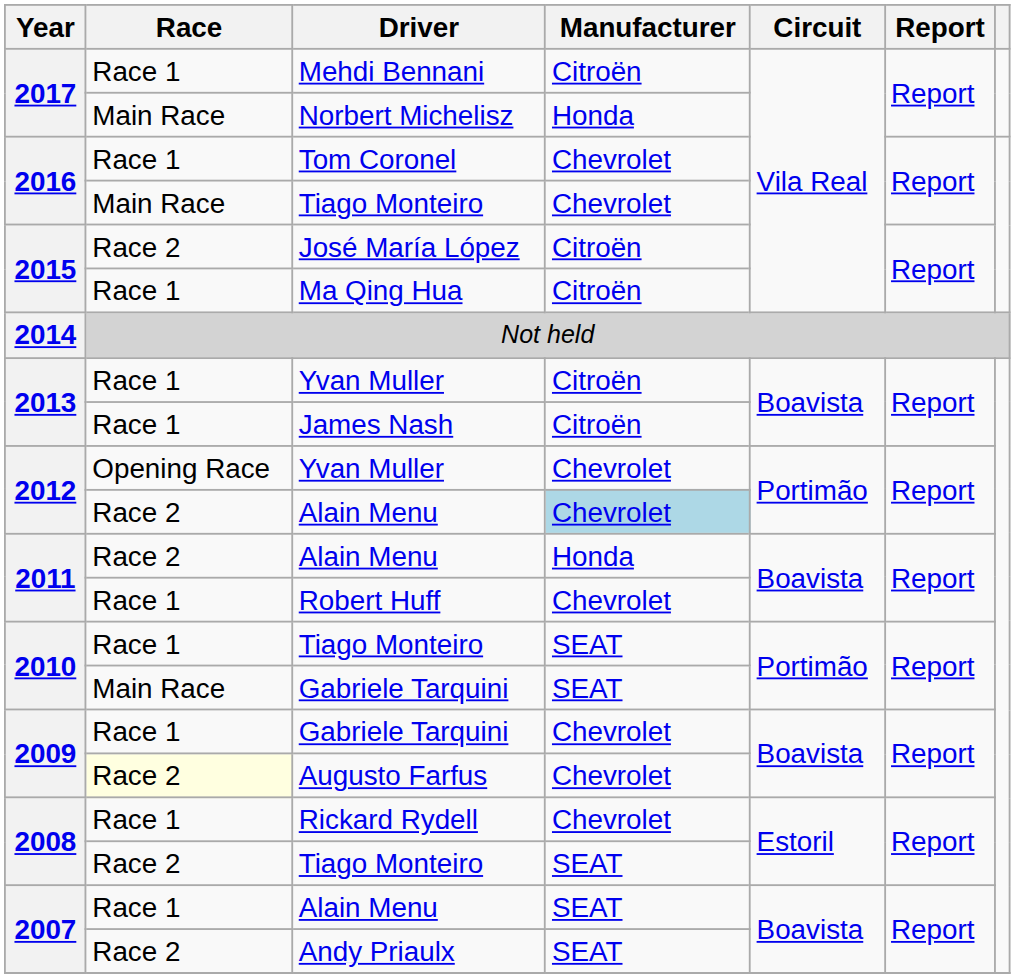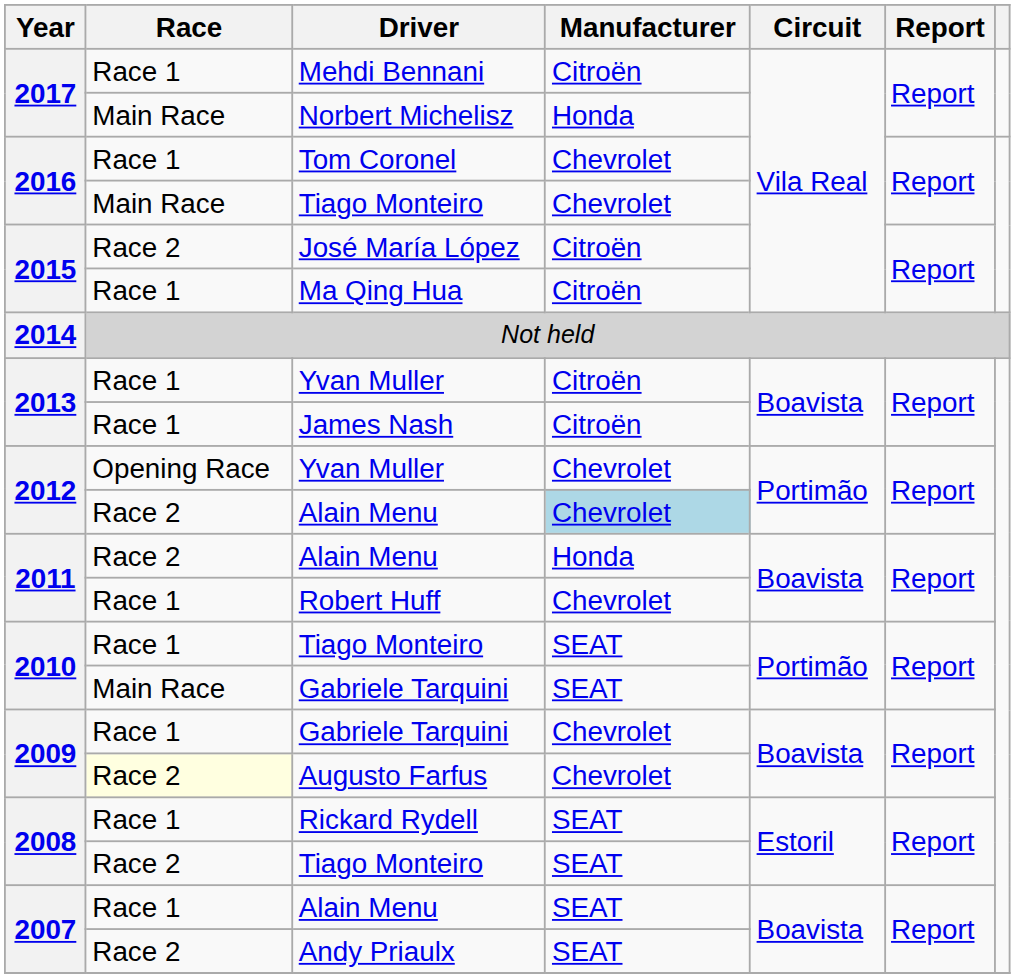(611, 820) Chevrolet -> (587, 820) SEAT
